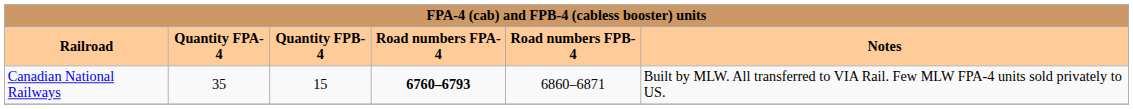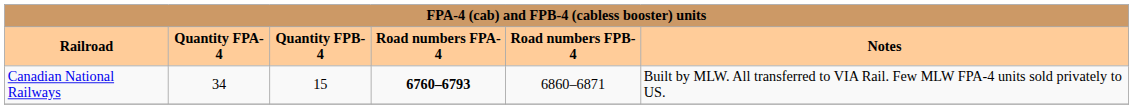(219, 84) 35 -> (219, 84) 34
